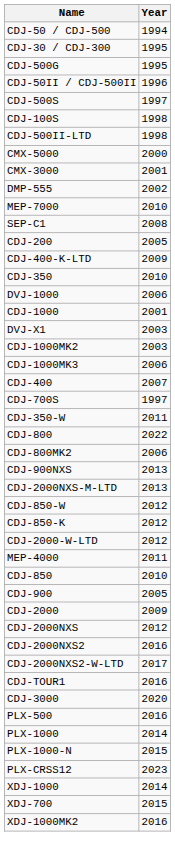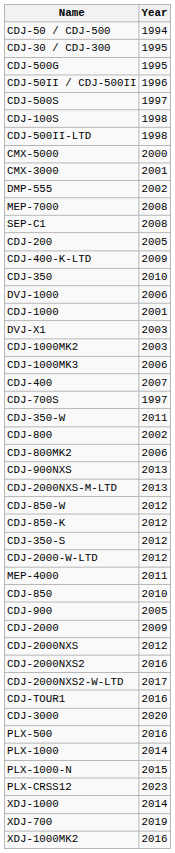(155, 207) 2010 -> (155, 207) 2008
(155, 435) 2022 -> (155, 435) 2002
+ row: (36, 541)
(155, 805) 2015 -> (155, 822) 2019
